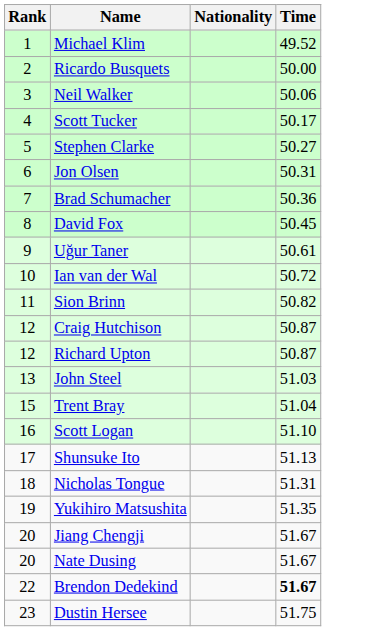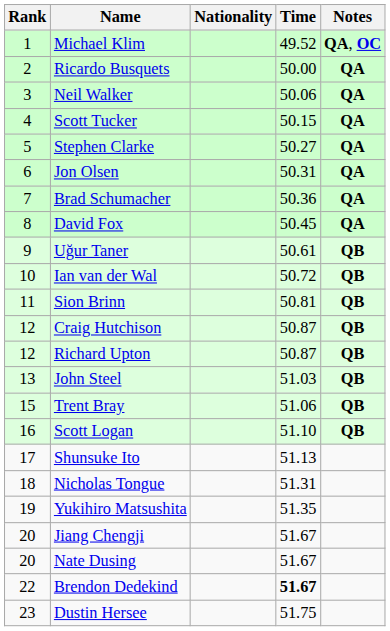+ column: (353, 17)
(298, 120) 50.17 -> (298, 120) 50.15
(298, 302) 50.82 -> (298, 302) 50.81
(298, 405) 51.04 -> (298, 405) 51.06
